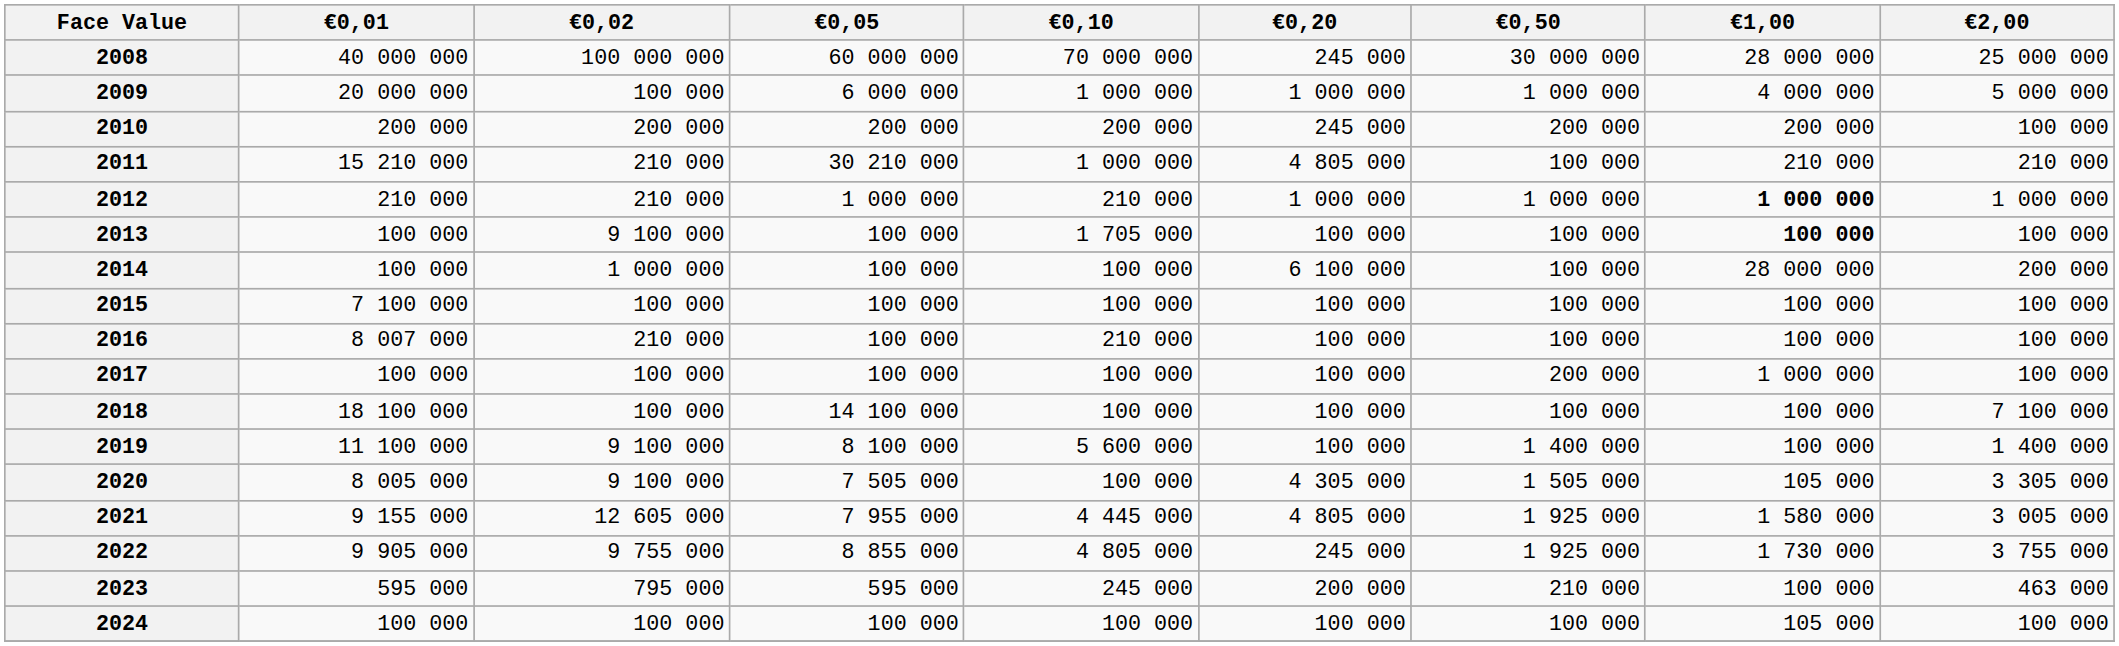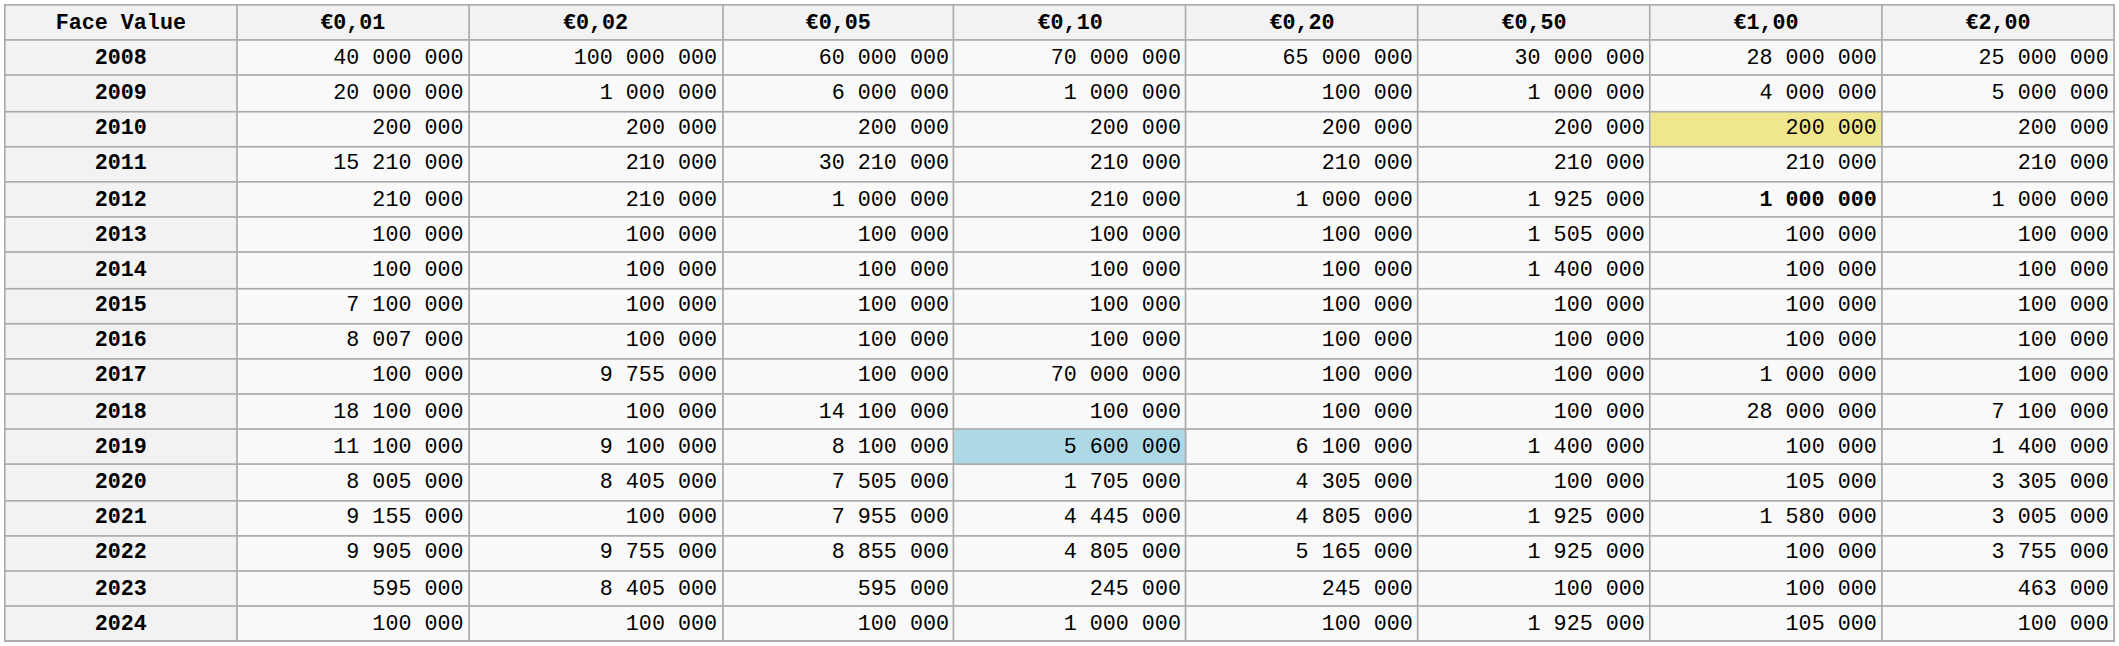(1360, 58) 245 000 -> (1348, 58) 65 000 000
(679, 93) 100 000 -> (658, 93) 1 000 000
(1347, 93) 1 000 000 -> (1367, 93) 100 000
(1360, 129) 245 000 -> (1367, 129) 200 000
(1829, 129) no background -> (1831, 129) khaki background
(2063, 129) 100 000 -> (2063, 129) 200 000
(1135, 164) 1 000 000 -> (1135, 164) 210 000
(1347, 164) 4 805 000 -> (1367, 164) 210 000
(1595, 164) 100 000 -> (1599, 164) 210 000
(1581, 199) 1 000 000 -> (1586, 199) 1 925 000
(666, 235) 9 100 000 -> (671, 235) 100 000
(1135, 235) 1 705 000 -> (1135, 235) 100 000
(1595, 235) 100 000 -> (1586, 235) 1 505 000
(1829, 235) bold -> (1831, 235) normal
(666, 270) 1 000 000 -> (671, 270) 100 000
(1347, 270) 6 100 000 -> (1367, 270) 100 000
(1595, 270) 100 000 -> (1586, 270) 1 400 000
(1809, 270) 28 000 000 -> (1831, 270) 100 000
(2063, 270) 200 000 -> (2063, 270) 100 000
(679, 341) 210 000 -> (671, 341) 100 000
(1148, 341) 210 000 -> (1135, 341) 100 000
(679, 376) 100 000 -> (658, 376) 9 755 000
(1148, 376) 100 000 -> (1116, 376) 70 000 000
(1595, 376) 200 000 -> (1599, 376) 100 000
(1829, 412) 100 000 -> (1812, 412) 28 000 000
(1135, 447) no background -> (1122, 447) lightblue background
(1360, 447) 100 000 -> (1354, 447) 6 100 000
(666, 483) 9 100 000 -> (658, 483) 8 405 000
(1148, 483) 100 000 -> (1122, 483) 1 705 000
(1581, 483) 1 505 000 -> (1599, 483) 100 000
(659, 518) 12 605 000 -> (671, 518) 100 000
(1360, 553) 245 000 -> (1354, 553) 5 165 000
(1816, 553) 1 730 000 -> (1831, 553) 100 000
(679, 589) 795 000 -> (658, 589) 8 405 000
(1360, 589) 200 000 -> (1367, 589) 245 000
(1595, 589) 210 000 -> (1599, 589) 100 000
(1148, 624) 100 000 -> (1122, 624) 1 000 000
(1595, 624) 100 000 -> (1586, 624) 1 925 000
